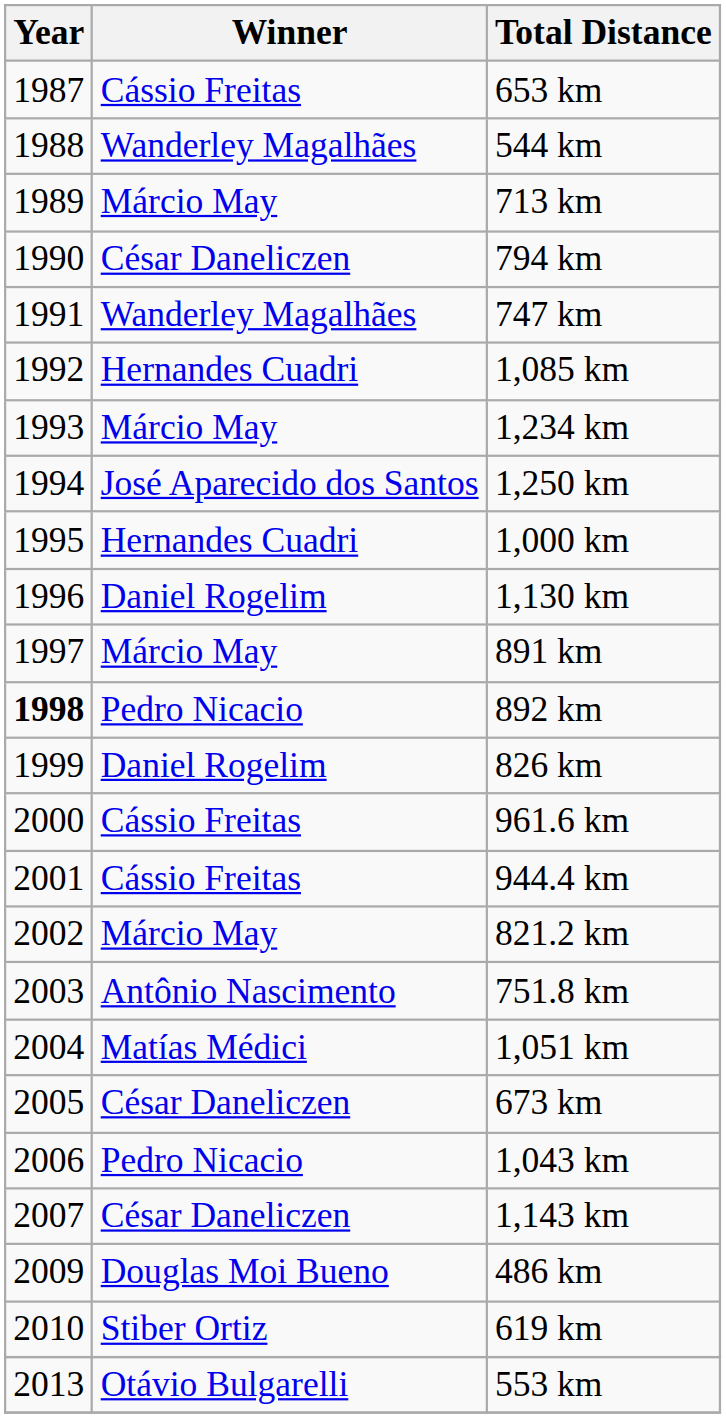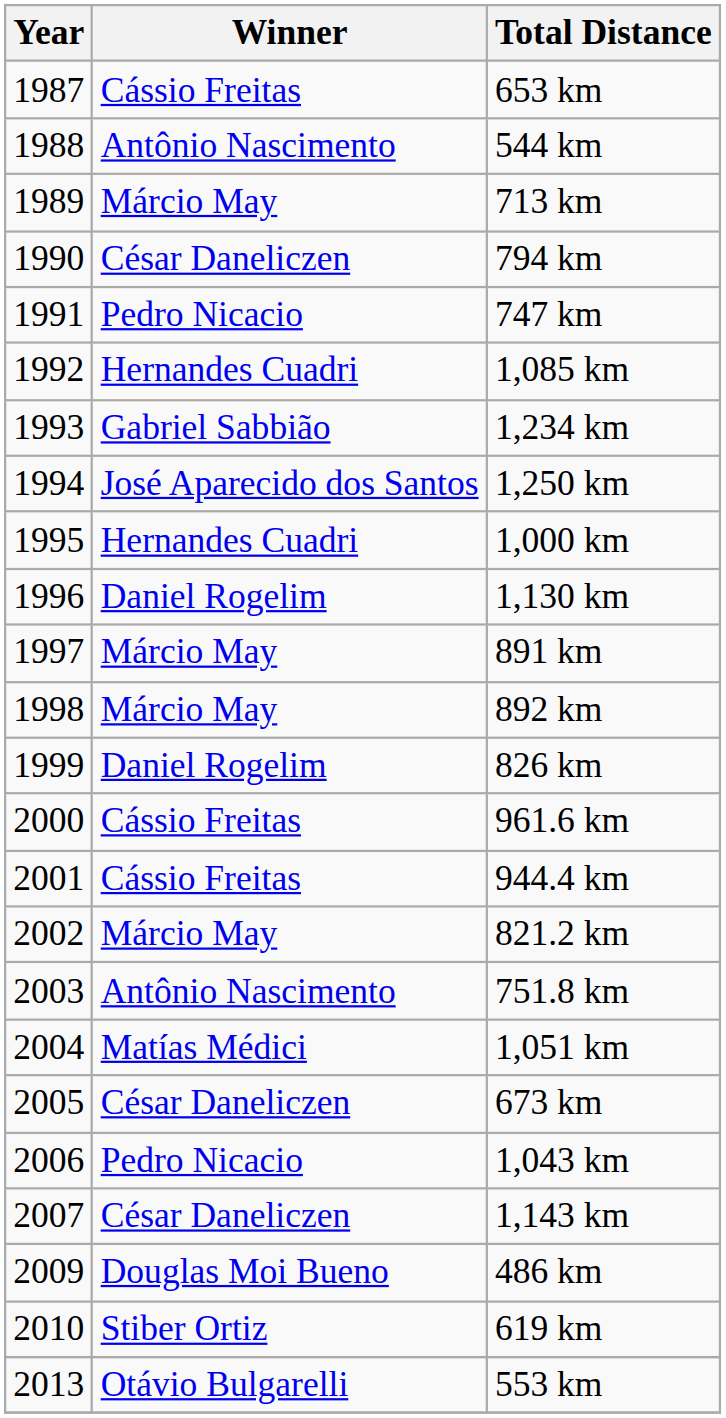(259, 145) Wanderley Magalhães -> (248, 145) Antônio Nascimento
(259, 314) Wanderley Magalhães -> (202, 314) Pedro Nicacio
(189, 426) Márcio May -> (216, 426) Gabriel Sabbião
(49, 708) bold -> (49, 708) normal
(202, 708) Pedro Nicacio -> (189, 708) Márcio May
